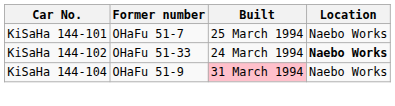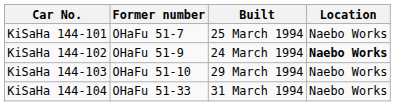(152, 53) OHaFu 51-33 -> (148, 53) OHaFu 51-9
+ row: (57, 72)
(148, 72) OHaFu 51-9 -> (152, 91) OHaFu 51-33
(257, 72) pink background -> (257, 91) no background
